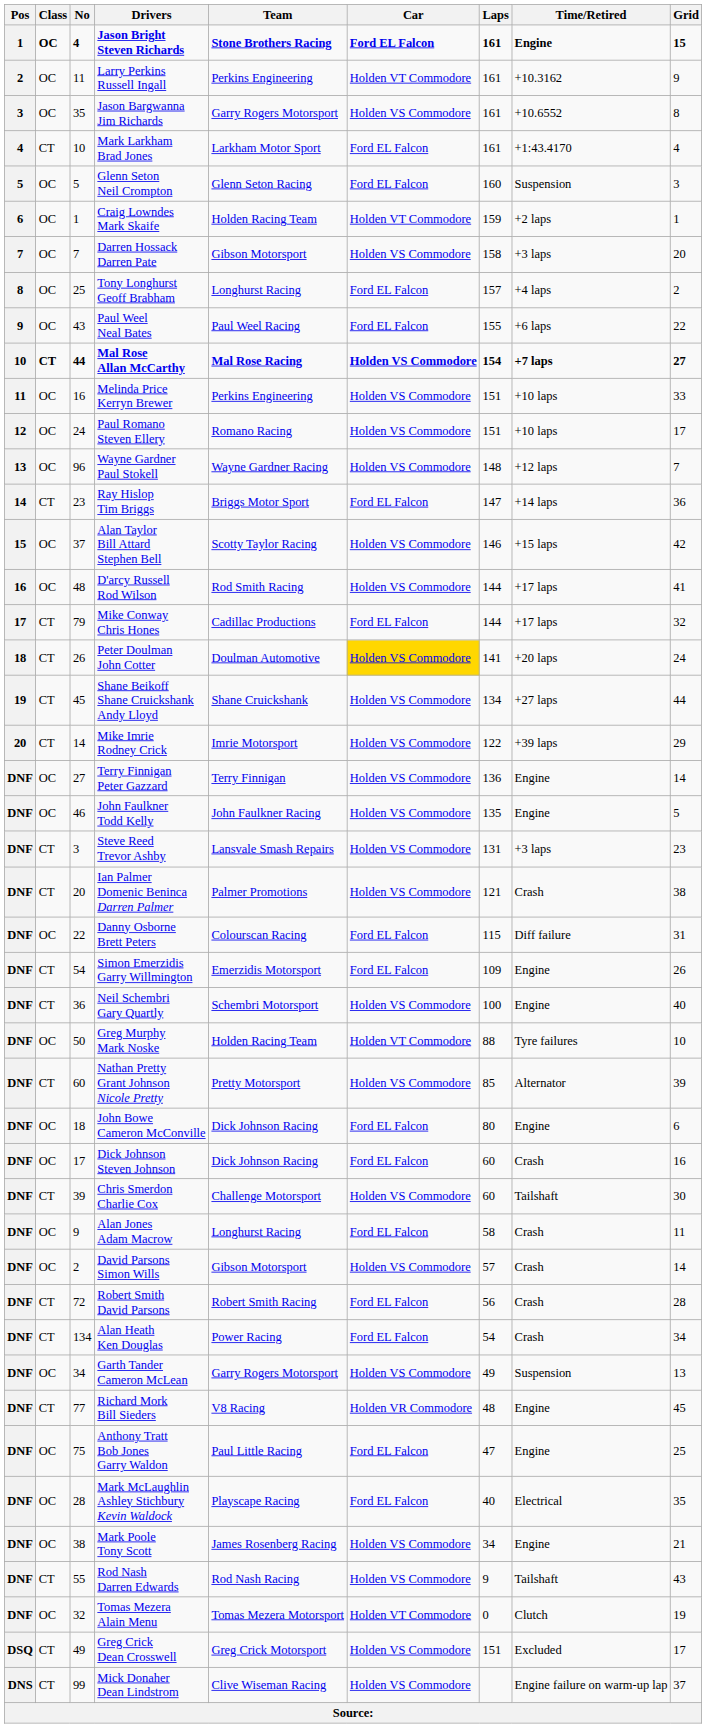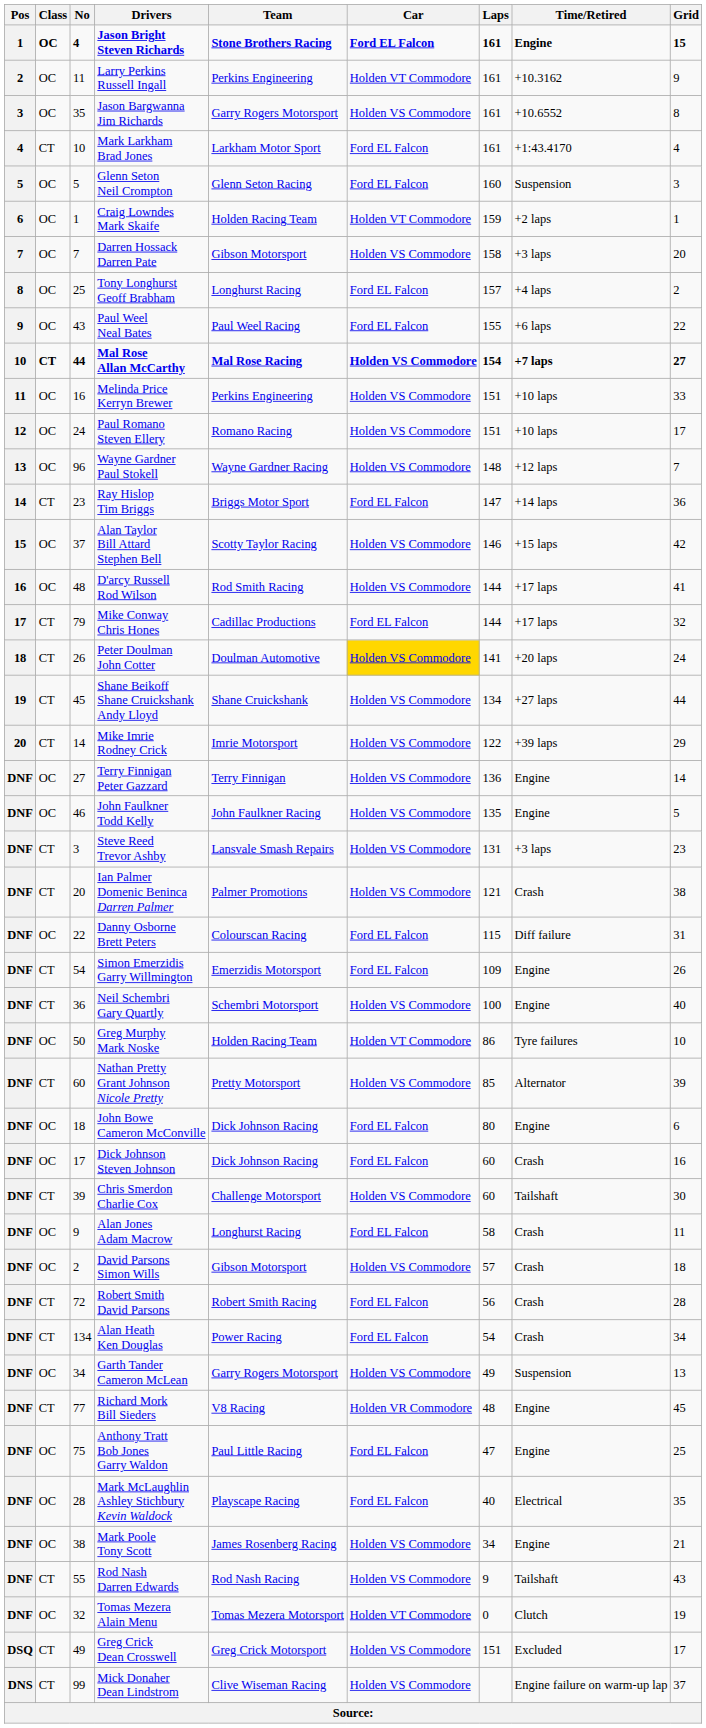(489, 1040) 88 -> (489, 1040) 86
(679, 1267) 14 -> (679, 1267) 18
